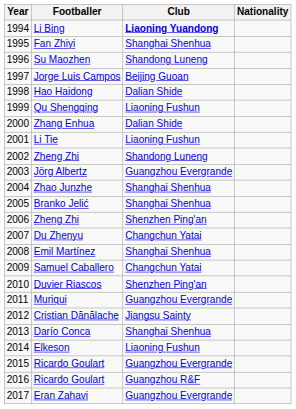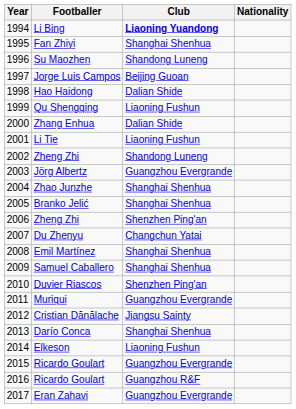(163, 268) Changchun Yatai -> (168, 268) Shanghai Shenhua
